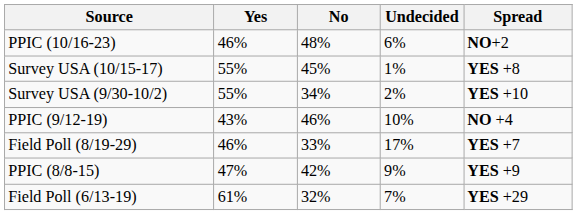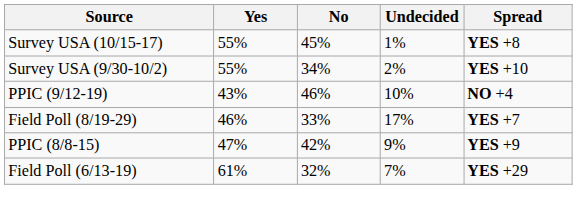- row: (62, 42)
